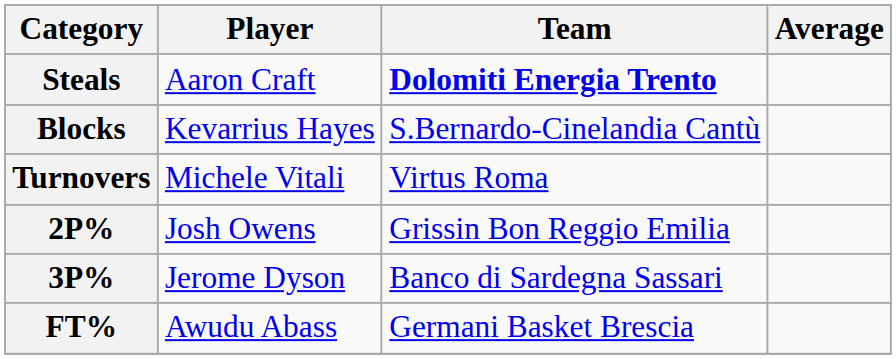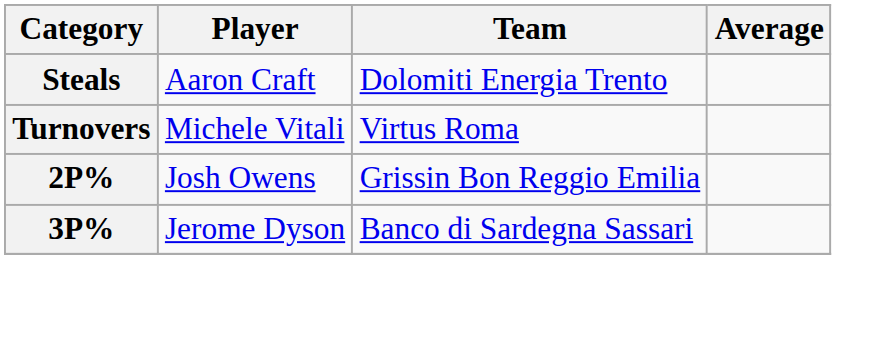(553, 79) bold -> (514, 79) normal
- row: (81, 128)
- row: (81, 327)
